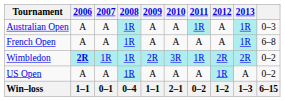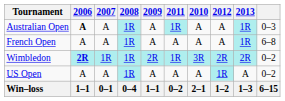columns swapped: (176, 11) <-> (199, 11)
(83, 27) normal -> (83, 27) bold
